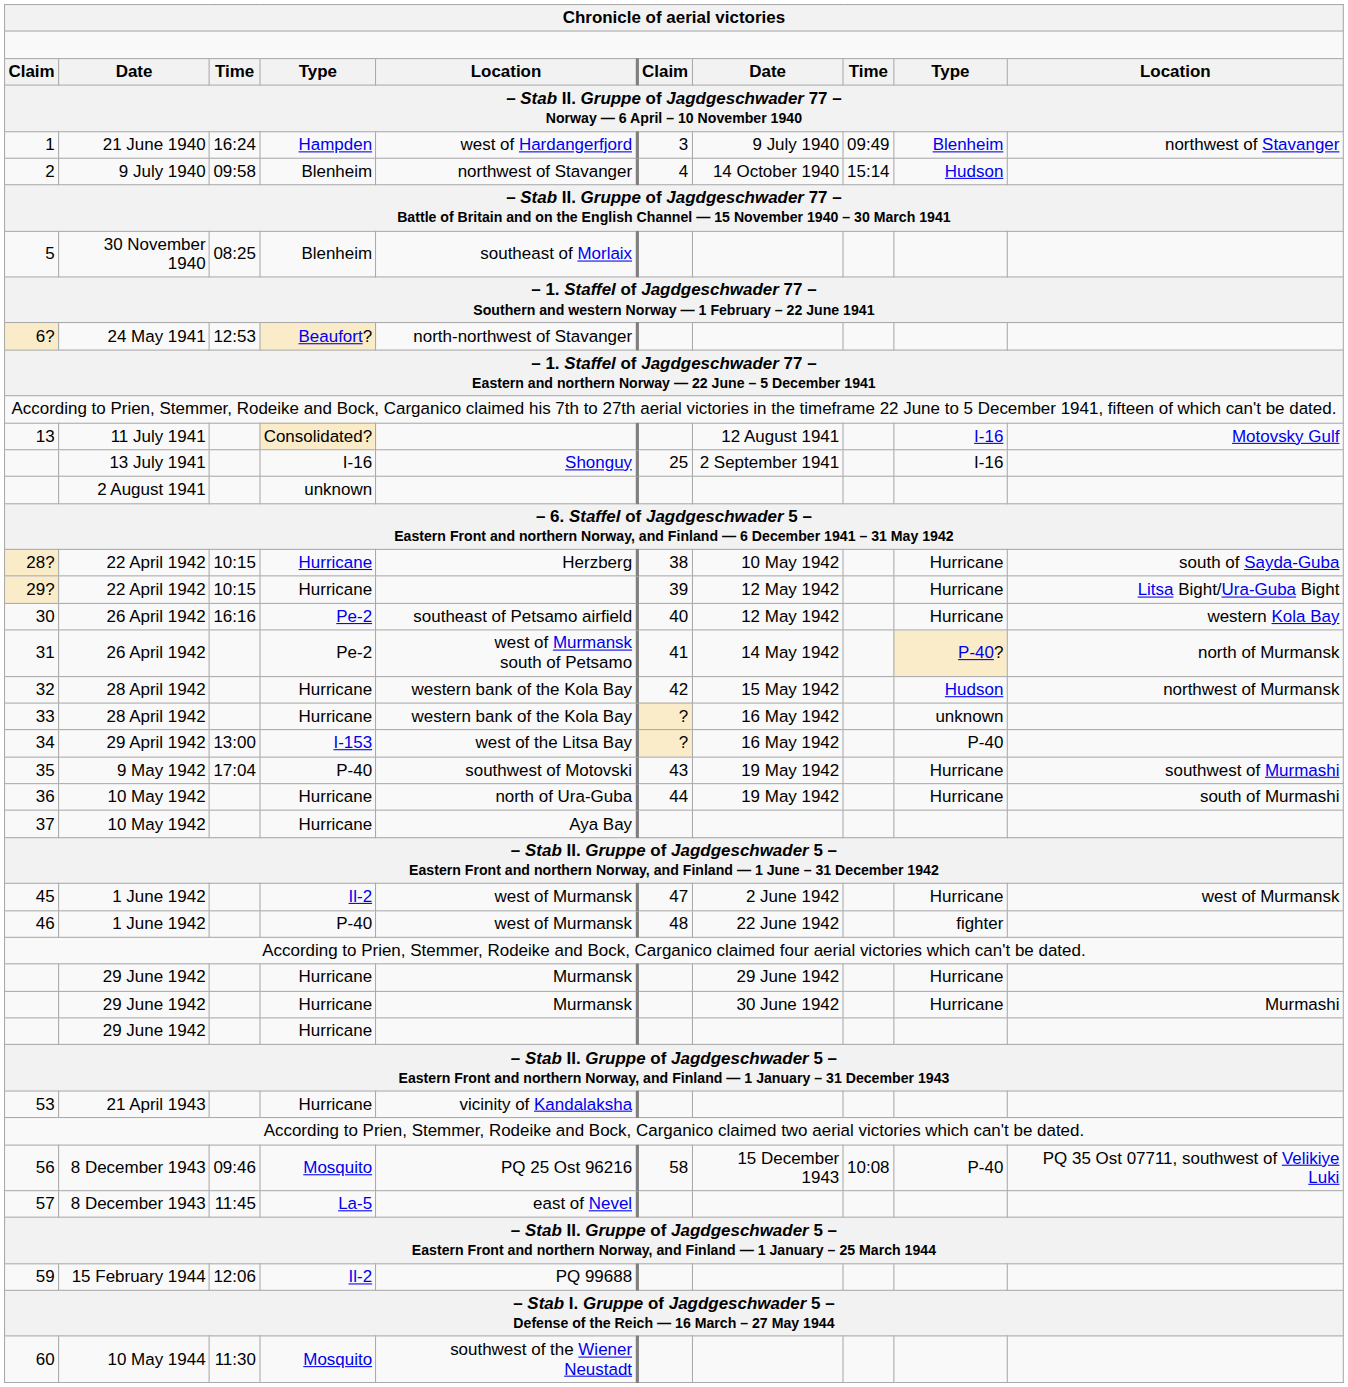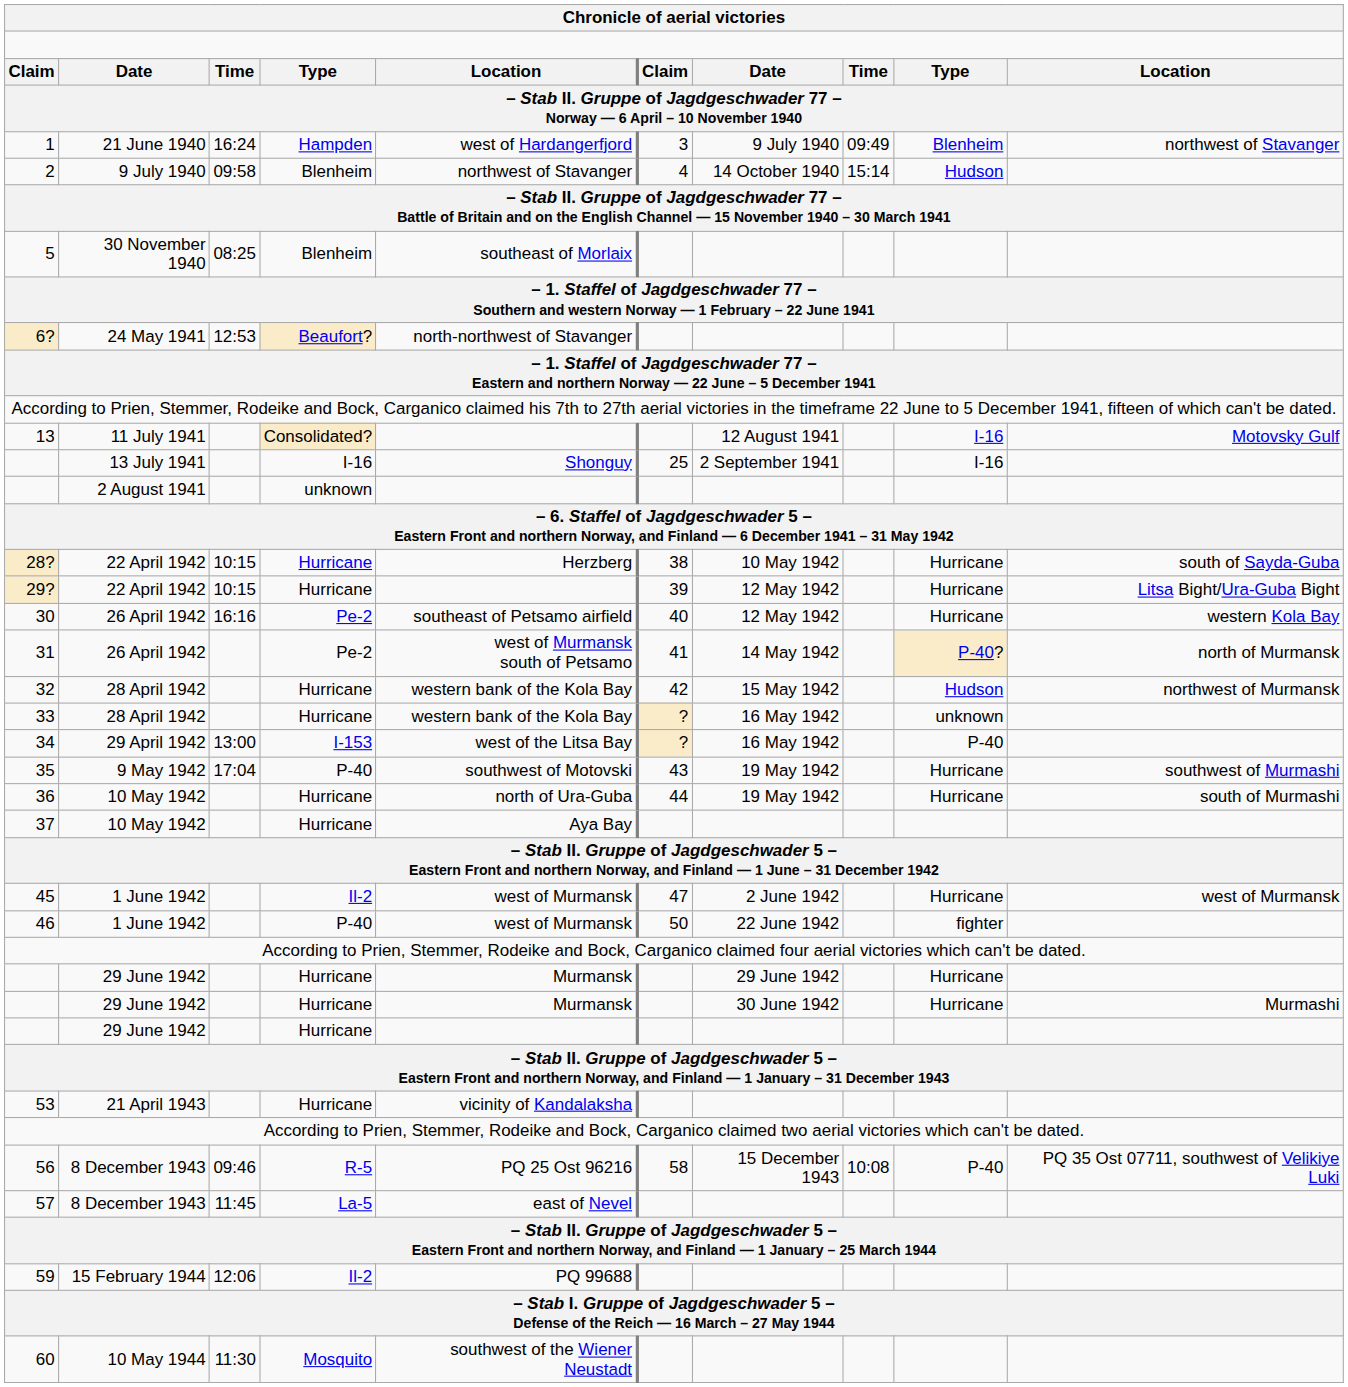(679, 923) 48 -> (679, 923) 50
(338, 1167) Mosquito -> (358, 1167) R-5
